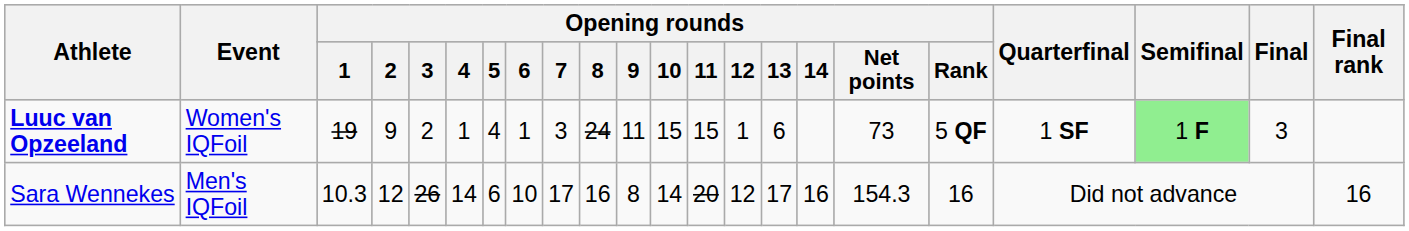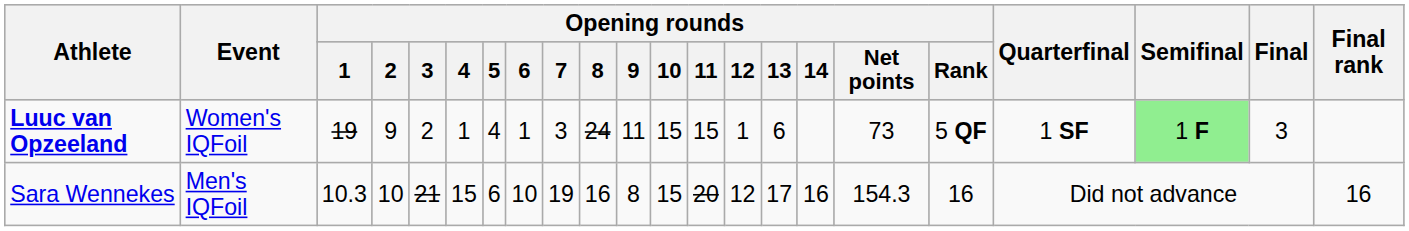(391, 194) 12 -> (391, 194) 10
(427, 194) 26 -> (427, 194) 21
(464, 194) 14 -> (464, 194) 15
(561, 194) 17 -> (561, 194) 19
(669, 194) 14 -> (669, 194) 15
